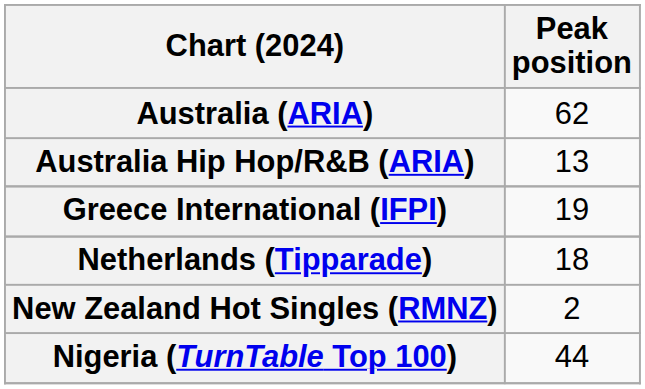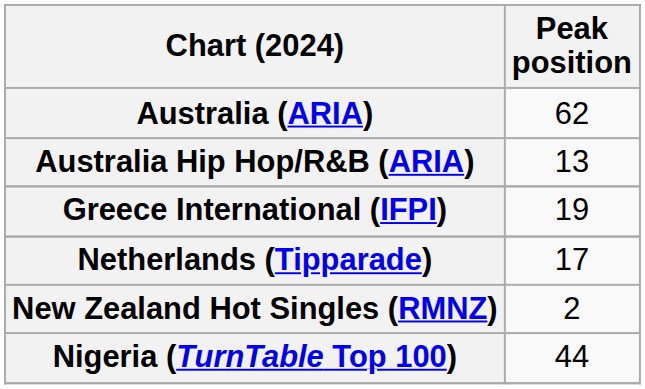(572, 259) 18 -> (572, 259) 17
